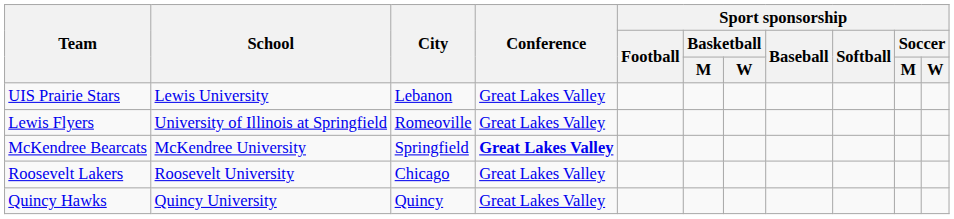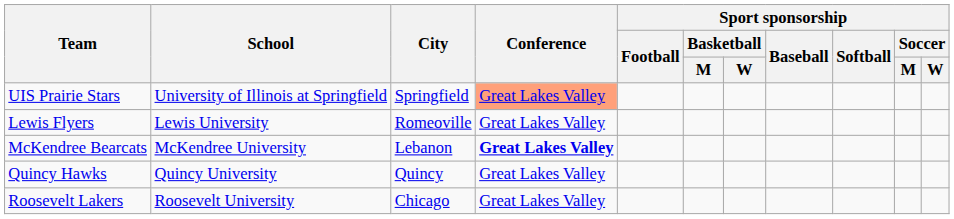(212, 95) Lewis University -> (271, 95) University of Illinois at Springfield
(423, 95) Lebanon -> (432, 95) Springfield
(542, 95) no background -> (542, 95) lightsalmon background
(271, 122) University of Illinois at Springfield -> (212, 122) Lewis University
(432, 148) Springfield -> (423, 148) Lebanon
rows swapped: (58, 200) <-> (66, 174)
